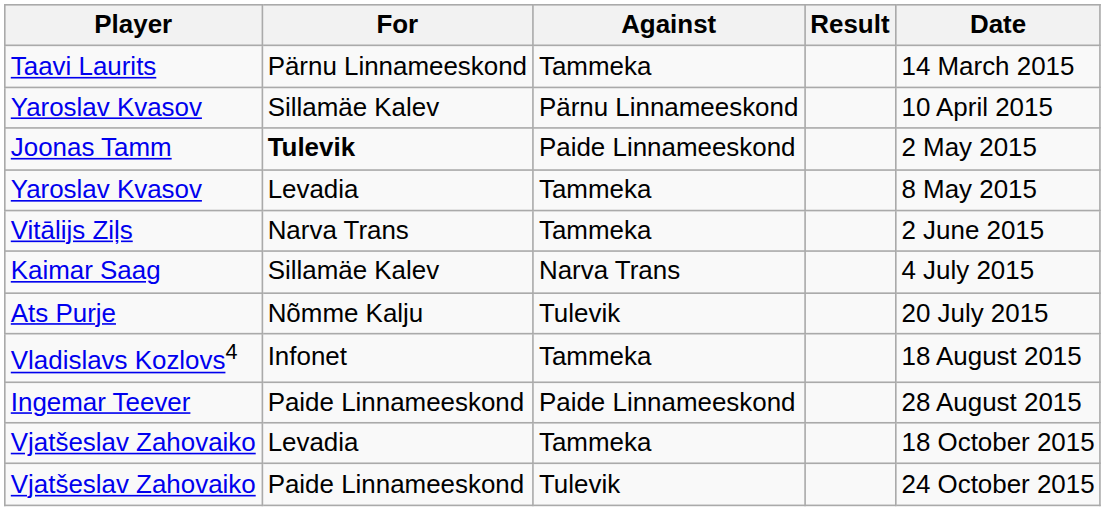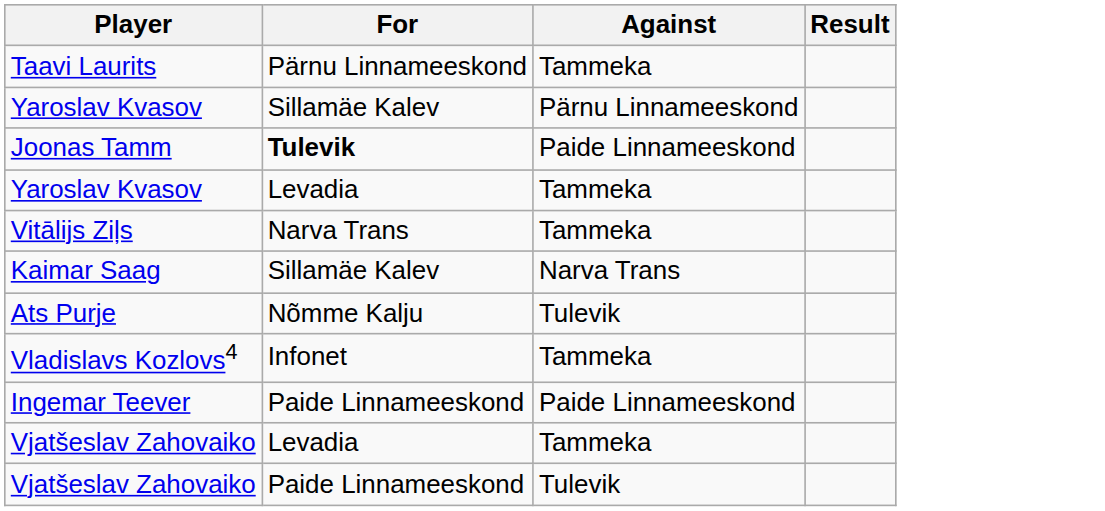- column: (998, 25)
